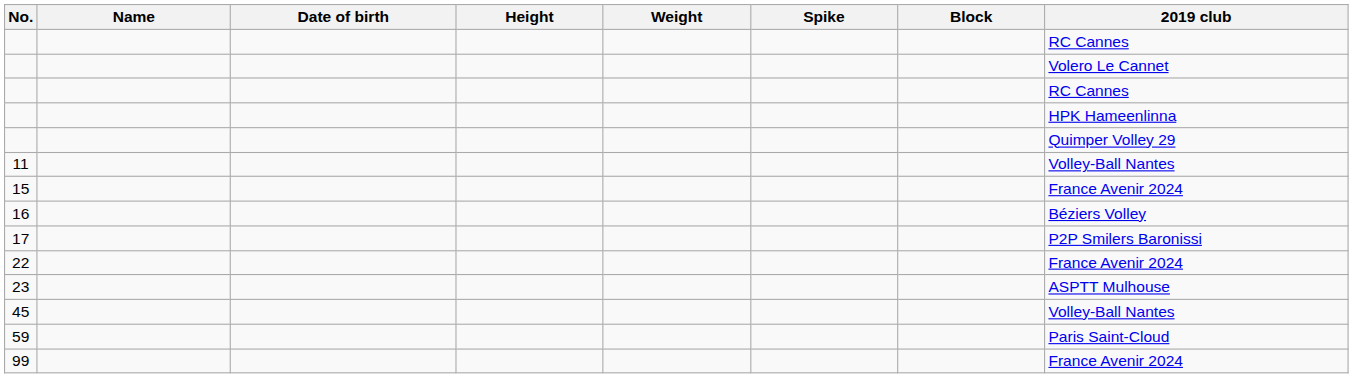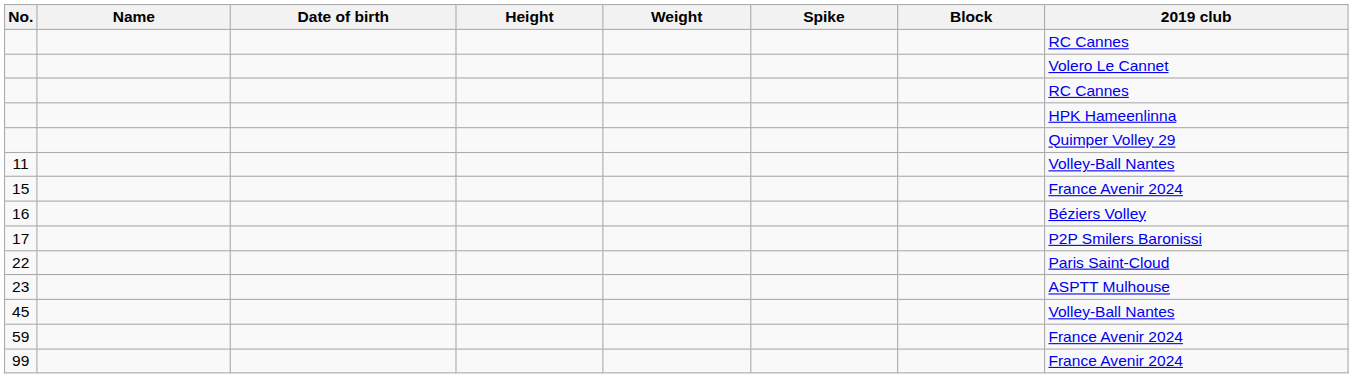(1116, 263) France Avenir 2024 -> (1109, 263) Paris Saint-Cloud
(1109, 337) Paris Saint-Cloud -> (1116, 337) France Avenir 2024
